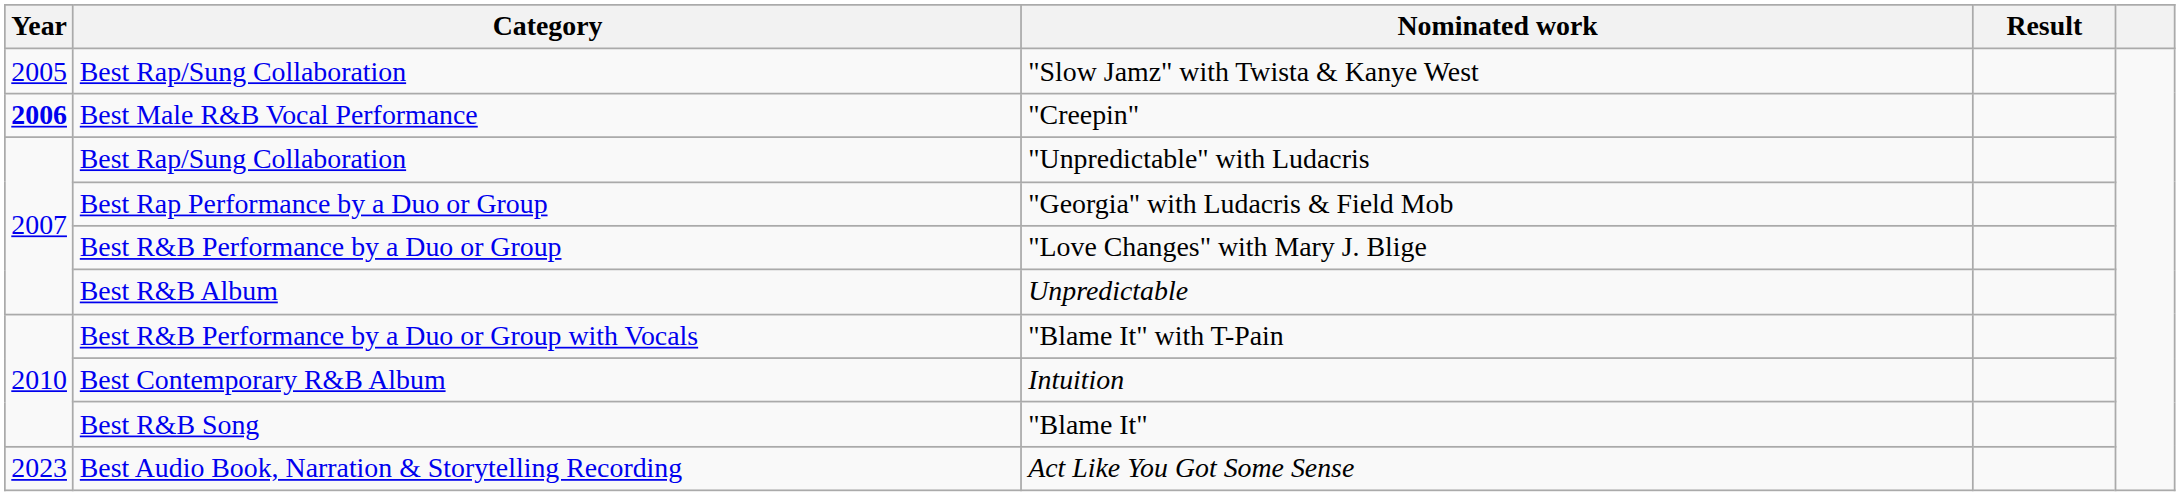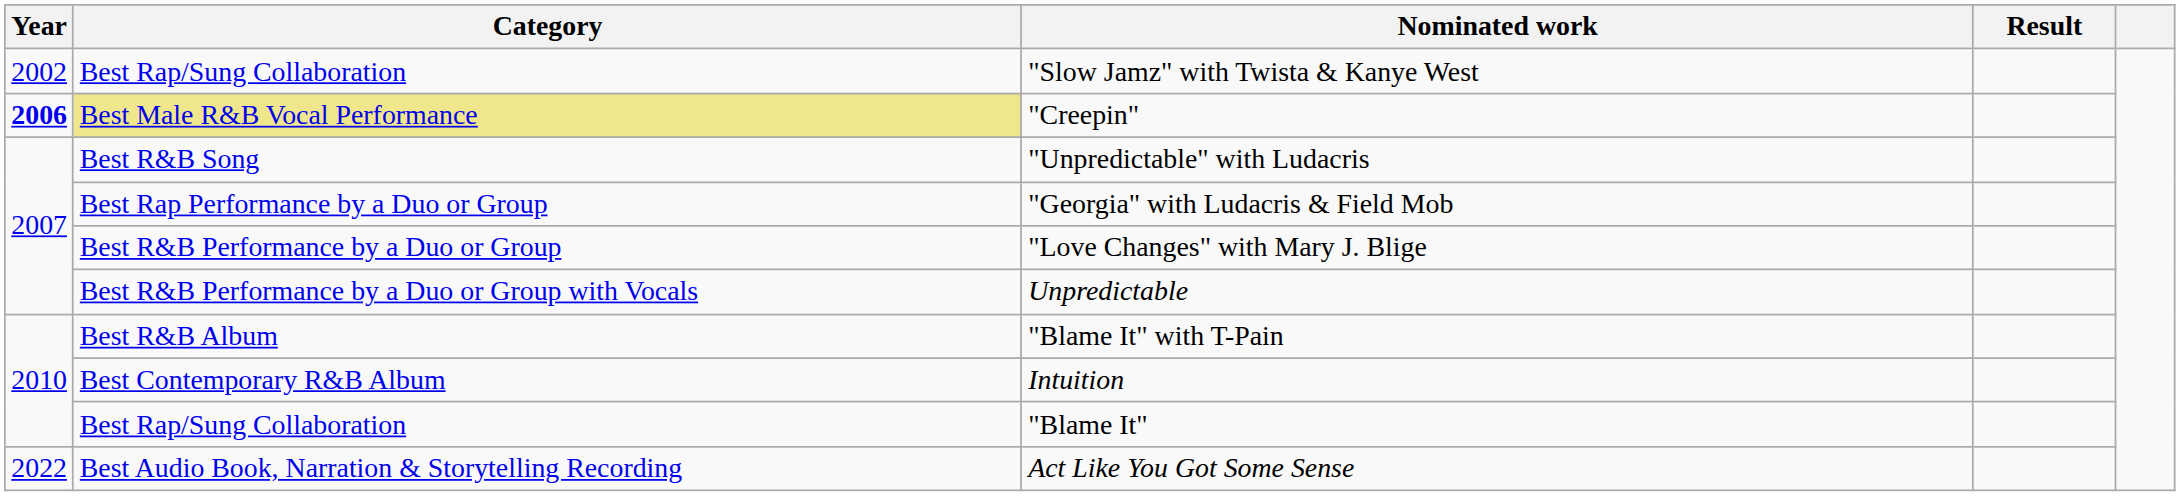(39, 70) 2005 -> (39, 70) 2002
(279, 114) no background -> (279, 114) khaki background
(243, 159) Best Rap/Sung Collaboration -> (170, 159) Best R&B Song
(179, 291) Best R&B Album -> (389, 291) Best R&B Performance by a Duo or Group with Vocals
(389, 335) Best R&B Performance by a Duo or Group with Vocals -> (179, 335) Best R&B Album
(170, 423) Best R&B Song -> (243, 423) Best Rap/Sung Collaboration
(39, 468) 2023 -> (39, 468) 2022
